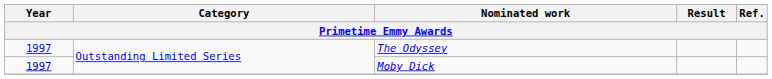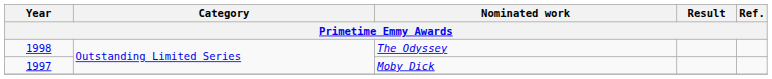(39, 48) 1997 -> (39, 48) 1998
